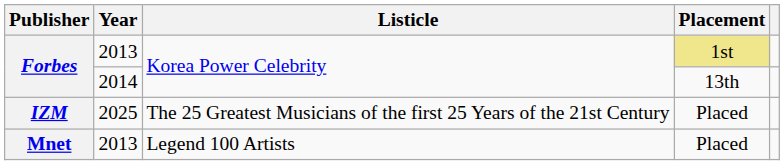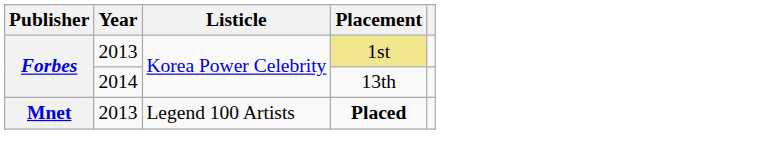- row: (49, 112)
(722, 143) normal -> (379, 112) bold
